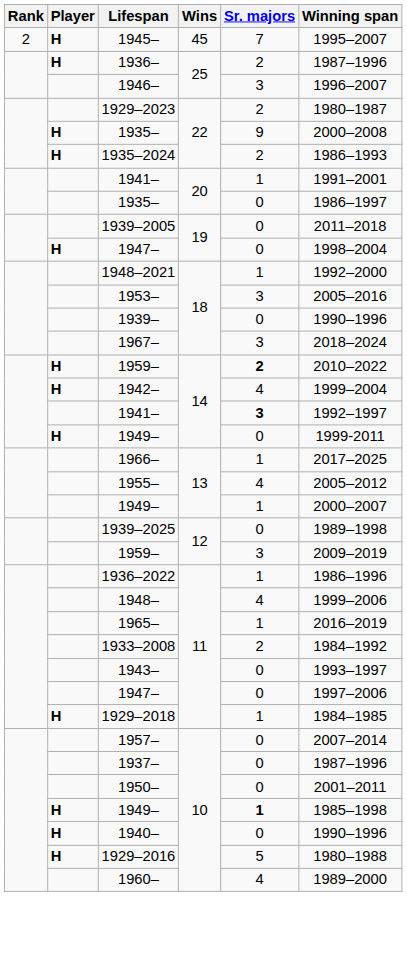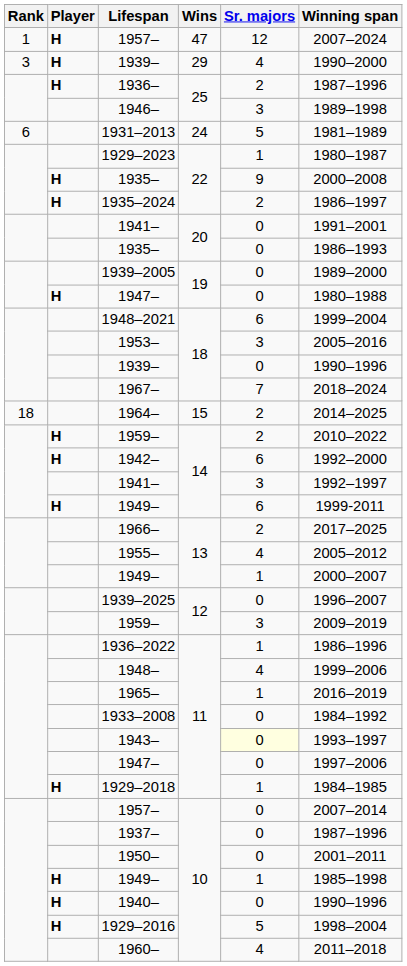+ row: (138, 39)
- row: (138, 39)
+ row: (138, 62)
(350, 86) 1996–2007 -> (350, 109) 1989–1998
+ row: (138, 132)
(260, 109) 2 -> (260, 156) 1
(350, 156) 1986–1993 -> (350, 202) 1986–1997
(260, 179) 1 -> (260, 226) 0
(350, 202) 1986–1997 -> (350, 249) 1986–1993
(350, 226) 2011–2018 -> (350, 272) 1989–2000
(350, 249) 1998–2004 -> (350, 296) 1980–1988
(260, 272) 1 -> (260, 319) 6
(350, 272) 1992–2000 -> (350, 319) 1999–2004
(260, 343) 3 -> (260, 389) 7
+ row: (138, 413)
(260, 366) bold -> (260, 436) normal
(260, 389) 4 -> (260, 459) 6
(350, 389) 1999–2004 -> (350, 459) 1992–2000
(260, 413) bold -> (260, 483) normal
(260, 436) 0 -> (260, 506) 6
(260, 459) 1 -> (260, 529) 2
(350, 529) 1989–1998 -> (350, 599) 1996–2007
(260, 646) 2 -> (260, 716) 0
(260, 669) no background -> (260, 739) lightyellow background
(260, 809) bold -> (260, 879) normal
(350, 856) 1980–1988 -> (350, 926) 1998–2004
(350, 879) 1989–2000 -> (350, 949) 2011–2018
